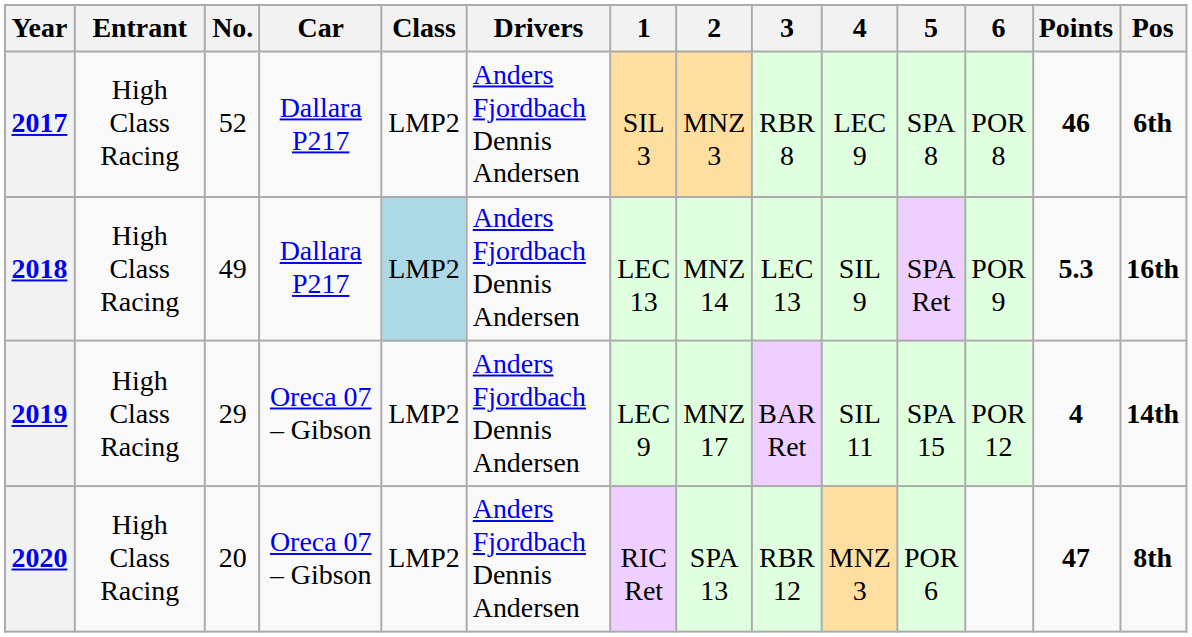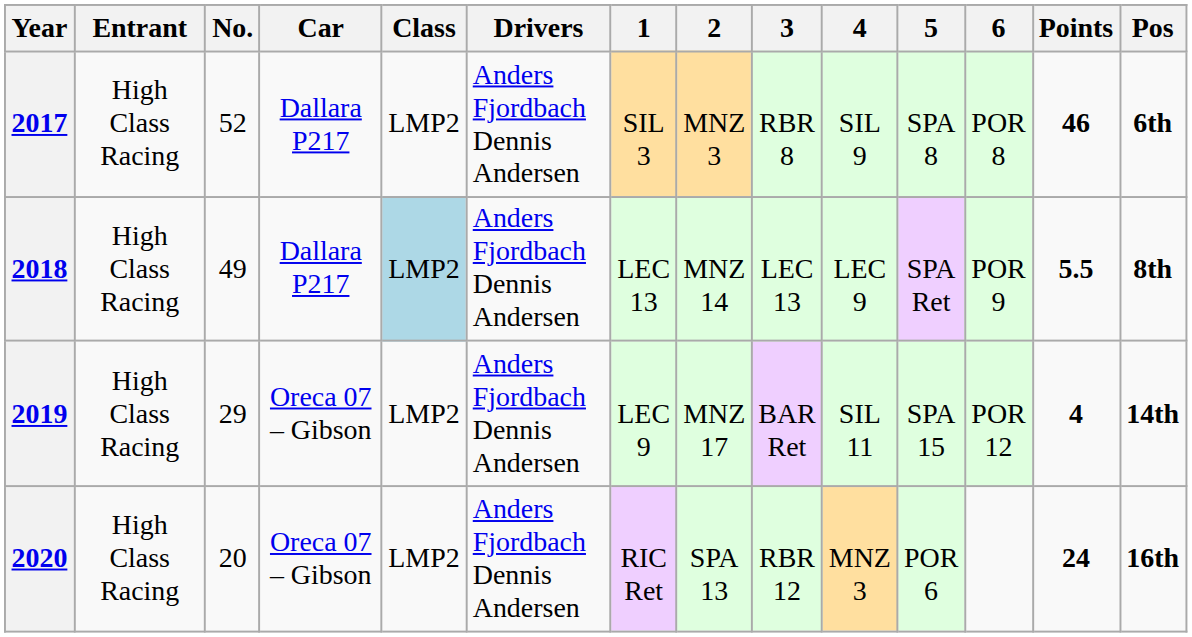(860, 139) LEC 9 -> (860, 139) SIL 9
(860, 284) SIL 9 -> (860, 284) LEC 9
(1076, 268) 5.3 -> (1076, 268) 5.5
(1153, 268) 16th -> (1153, 268) 8th
(1076, 558) 47 -> (1076, 558) 24
(1153, 558) 8th -> (1153, 558) 16th
